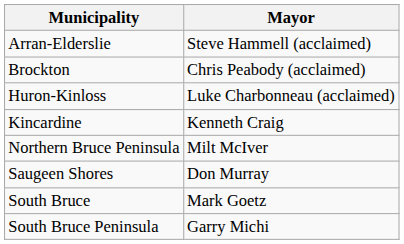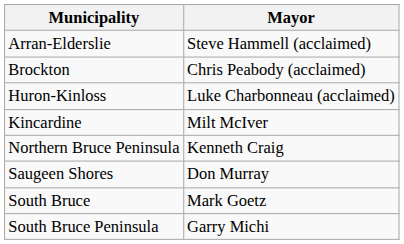(235, 122) Kenneth Craig -> (228, 122) Milt McIver
(228, 148) Milt McIver -> (235, 148) Kenneth Craig
